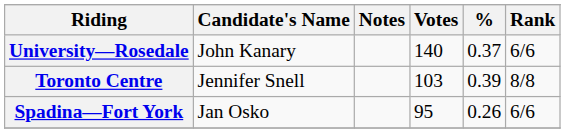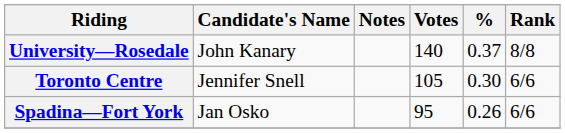(522, 50) 6/6 -> (522, 50) 8/8
(428, 81) 103 -> (428, 81) 105
(484, 81) 0.39 -> (484, 81) 0.30
(522, 81) 8/8 -> (522, 81) 6/6
